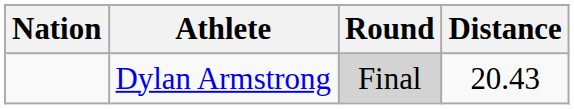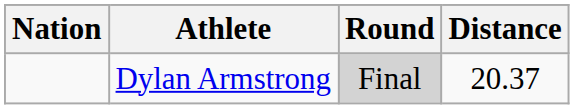(505, 77) 20.43 -> (505, 77) 20.37
